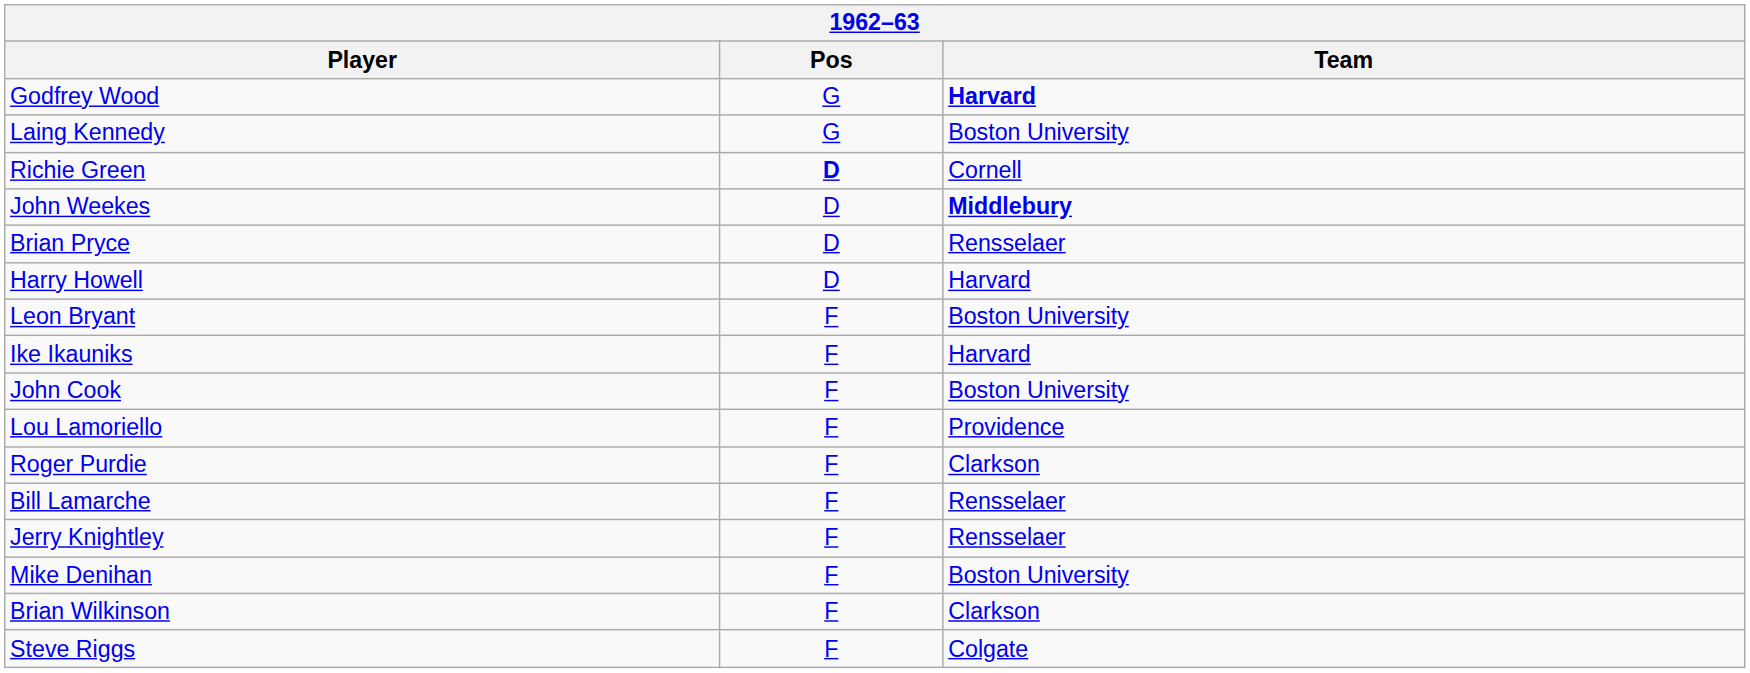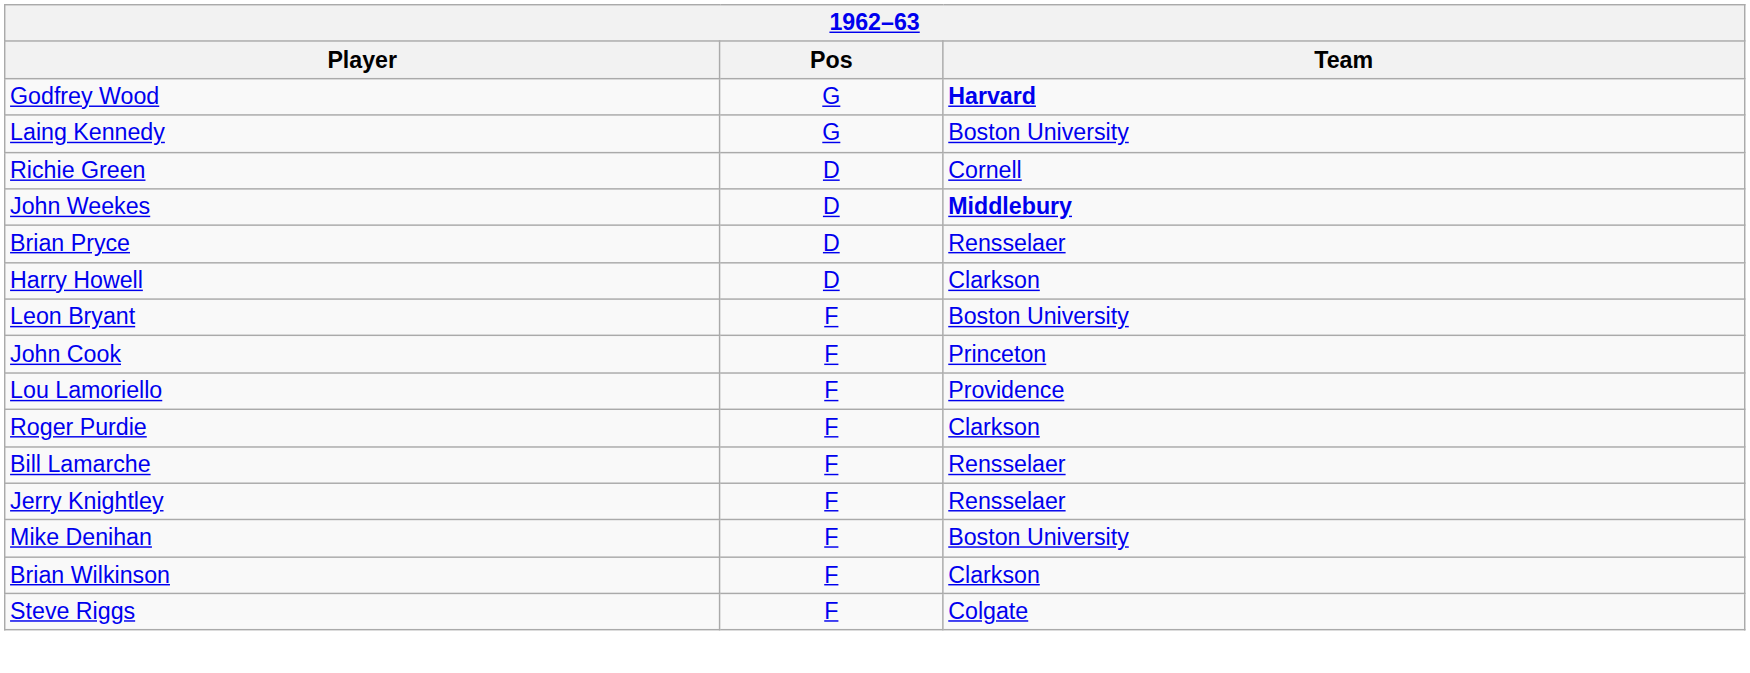(831, 170) bold -> (831, 170) normal
(990, 280) Harvard -> (994, 280) Clarkson
- row: (71, 354)
(1039, 390) Boston University -> (997, 354) Princeton
